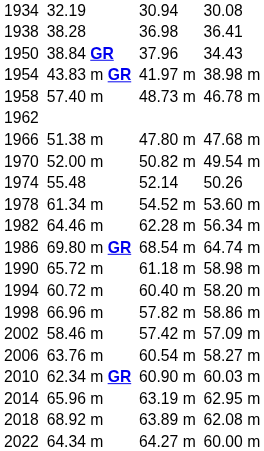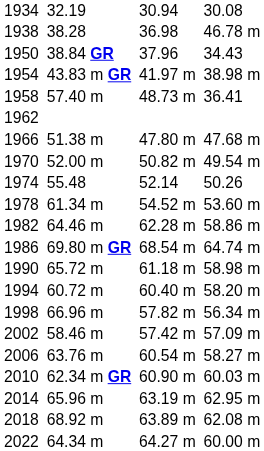(223, 32) 36.41 -> (232, 32) 46.78 m
(232, 97) 46.78 m -> (223, 97) 36.41
(232, 226) 56.34 m -> (232, 226) 58.86 m
(232, 312) 58.86 m -> (232, 312) 56.34 m
